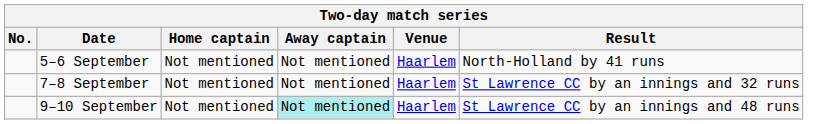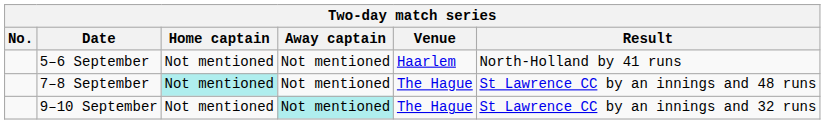(219, 85) no background -> (219, 85) paleturquoise background
(426, 85) Haarlem -> (435, 85) The Hague
(631, 85) St Lawrence CC by an innings and 32 runs -> (648, 85) St Lawrence CC by an innings and 48 runs
(426, 108) Haarlem -> (435, 108) The Hague
(631, 108) St Lawrence CC by an innings and 48 runs -> (648, 108) St Lawrence CC by an innings and 32 runs
